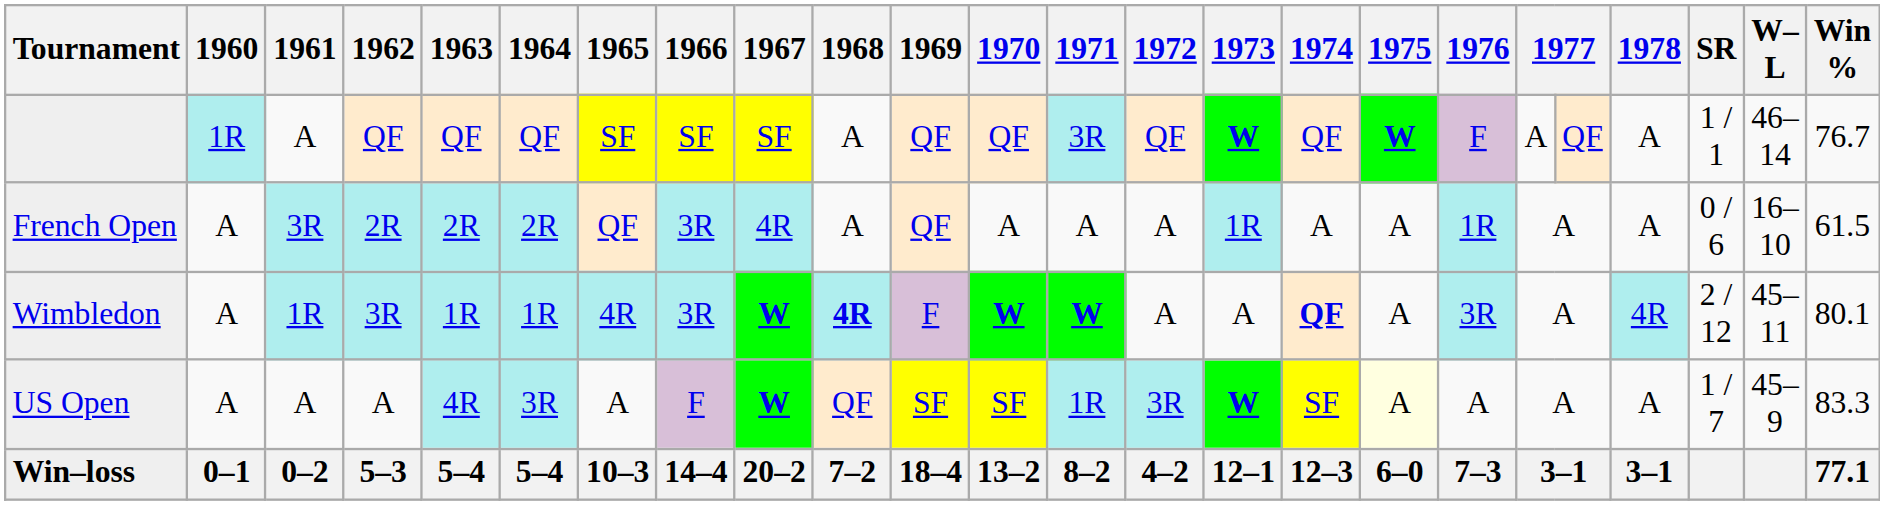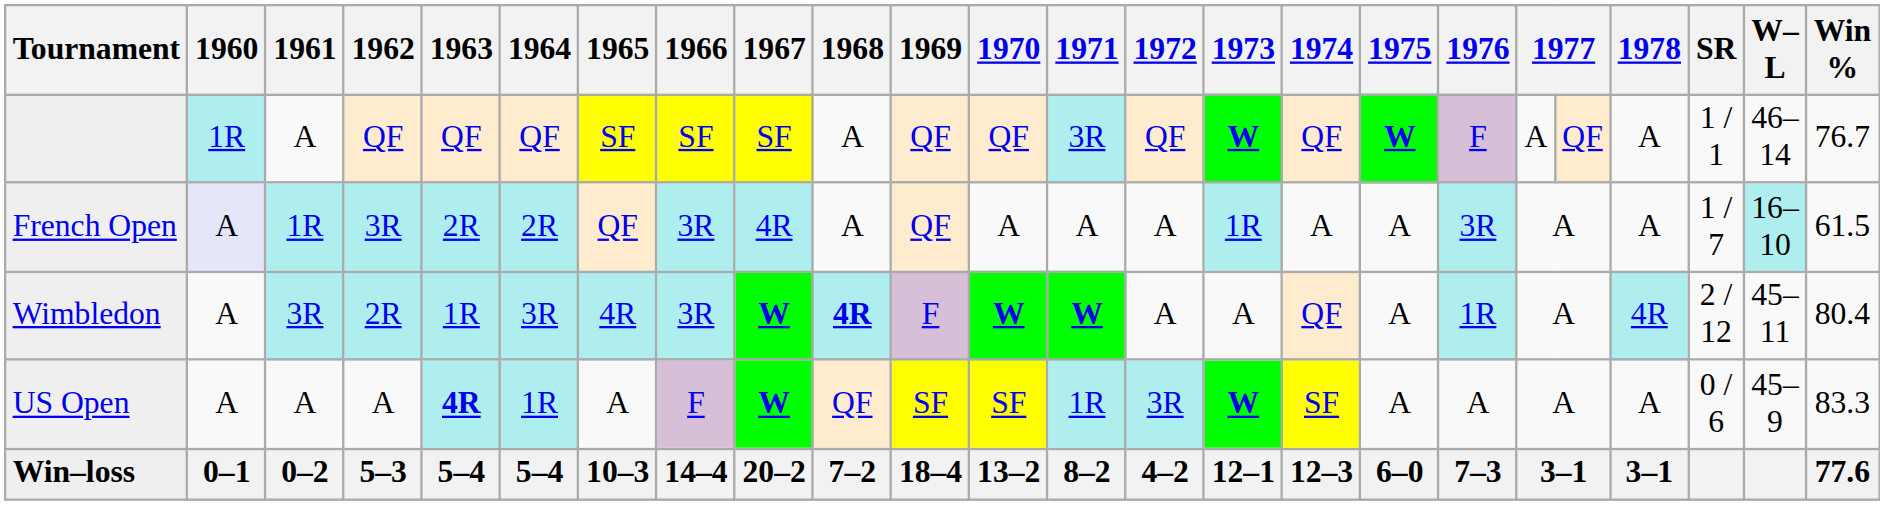(227, 225) no background -> (227, 225) lavender background
(305, 225) 3R -> (305, 225) 1R
(383, 225) 2R -> (383, 225) 3R
(1478, 225) 1R -> (1478, 225) 3R
(1716, 225) 0 / 6 -> (1716, 225) 1 / 7
(1775, 225) no background -> (1775, 225) paleturquoise background
(305, 314) 1R -> (305, 314) 3R
(383, 314) 3R -> (383, 314) 2R
(540, 314) 1R -> (540, 314) 3R
(1322, 314) bold -> (1322, 314) normal
(1478, 314) 3R -> (1478, 314) 1R
(1842, 314) 80.1 -> (1842, 314) 80.4
(461, 402) normal -> (461, 402) bold
(540, 402) 3R -> (540, 402) 1R
(1400, 402) lightyellow background -> (1400, 402) no background
(1716, 402) 1 / 7 -> (1716, 402) 0 / 6
(1842, 472) 77.1 -> (1842, 472) 77.6
